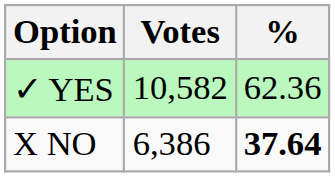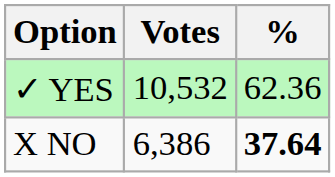(180, 87) 10,582 -> (180, 87) 10,532
